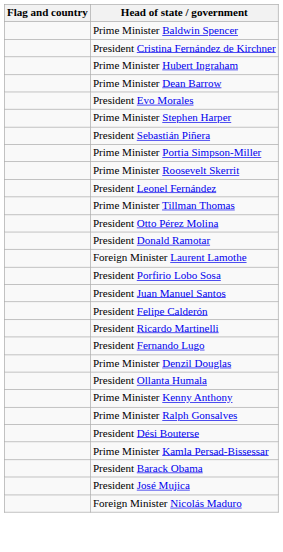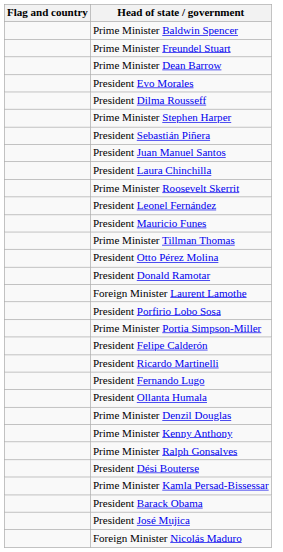- row: (184, 48)
- row: (165, 65)
+ row: (162, 48)
+ row: (150, 100)
rows swapped: (159, 293) <-> (177, 153)
+ row: (152, 170)
+ row: (150, 223)
rows swapped: (150, 380) <-> (162, 363)
